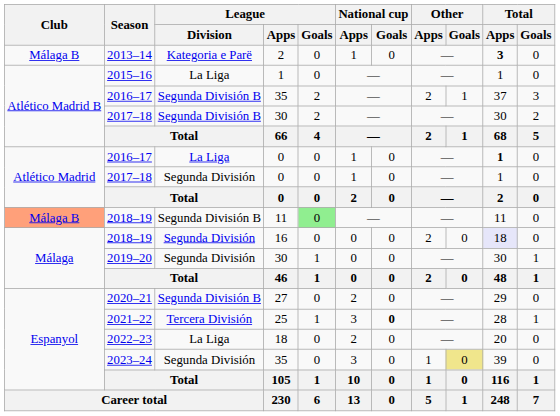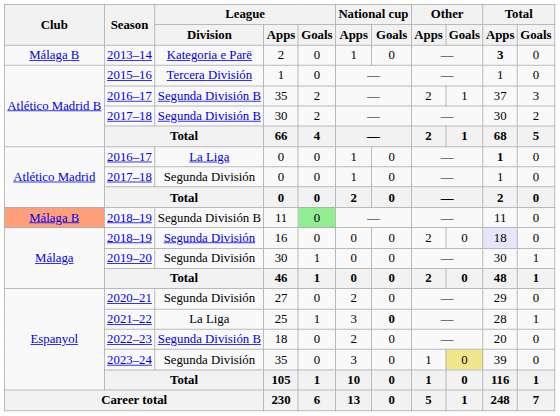(209, 75) La Liga -> (209, 75) Tercera División
(209, 298) Segunda División B -> (209, 298) Segunda División
(209, 319) Tercera División -> (209, 319) La Liga
(209, 339) La Liga -> (209, 339) Segunda División B
